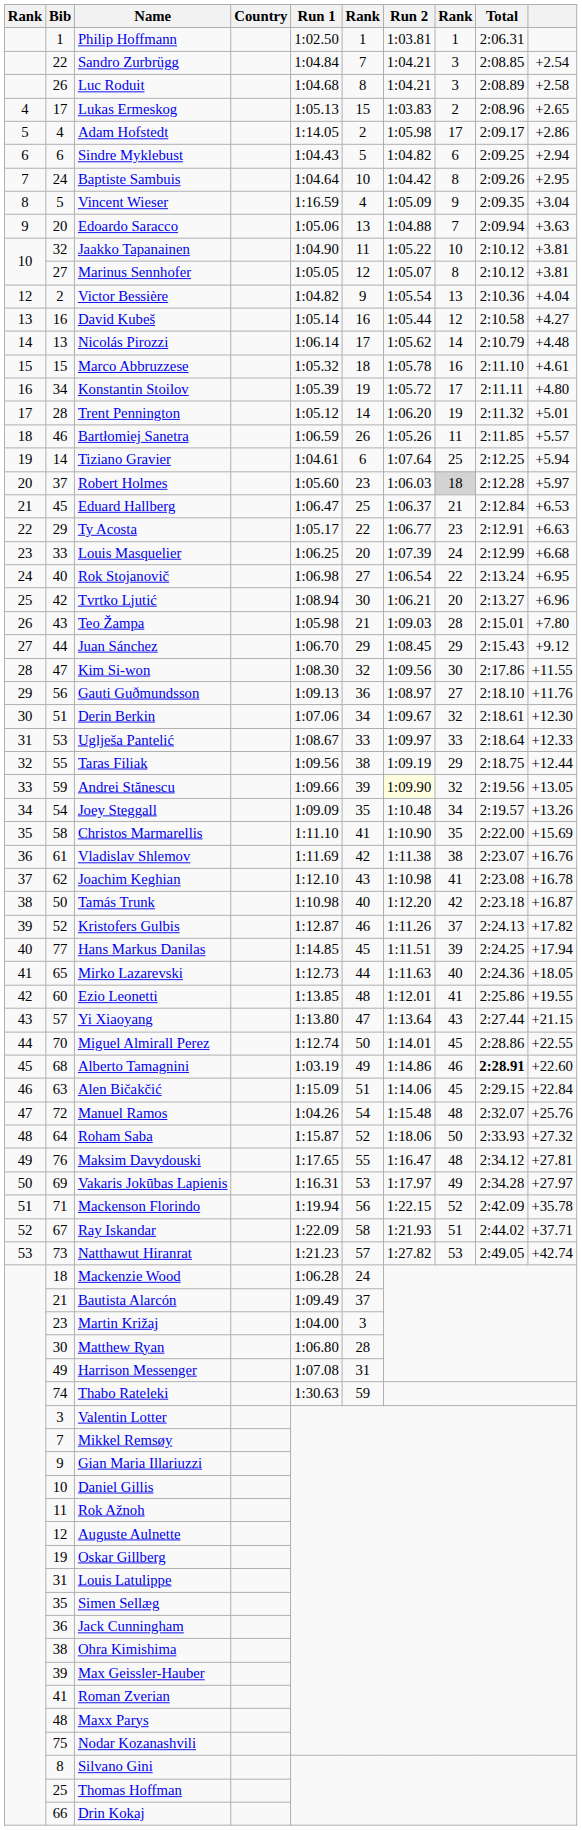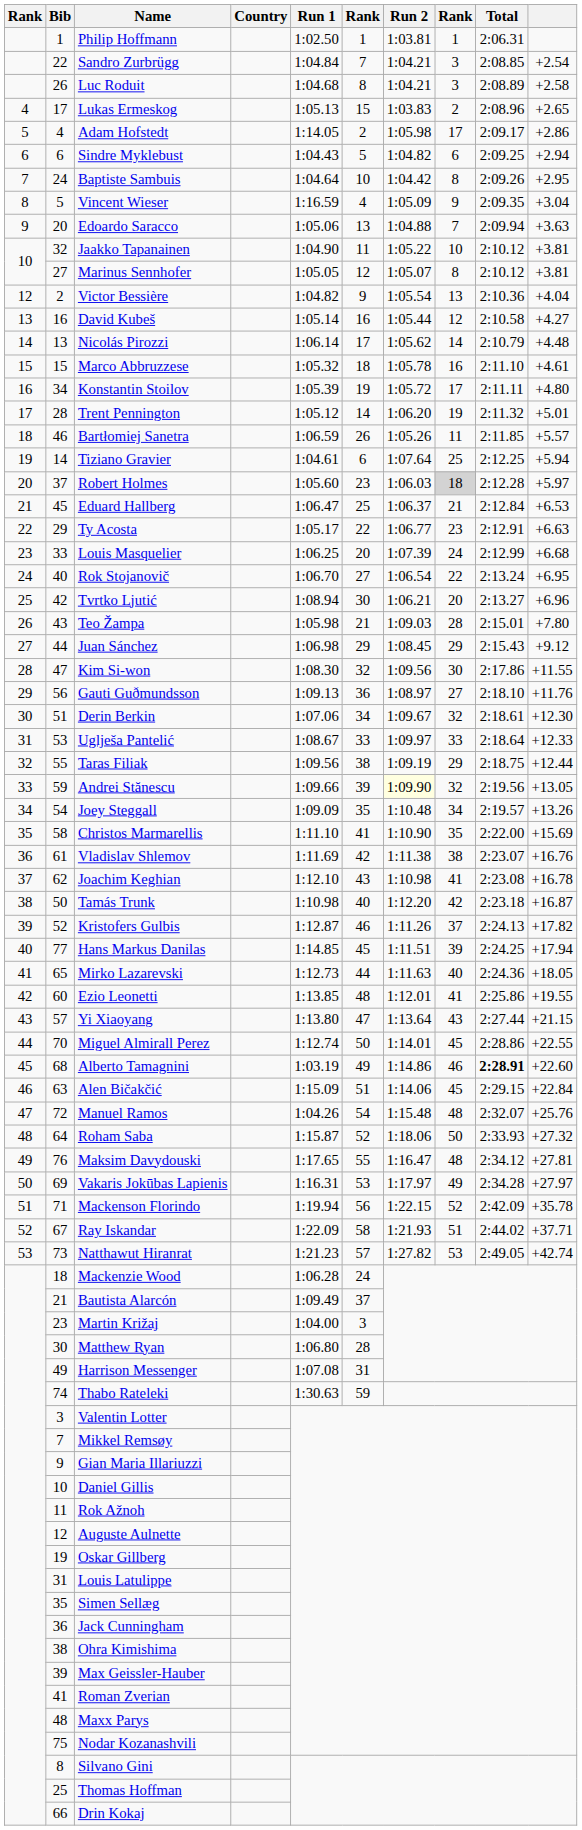(317, 576) 1:06.98 -> (317, 576) 1:06.70
(317, 646) 1:06.70 -> (317, 646) 1:06.98
